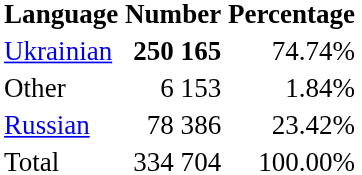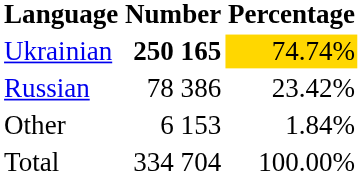(313, 51) no background -> (313, 51) gold background
rows swapped: (47, 125) <-> (35, 88)
